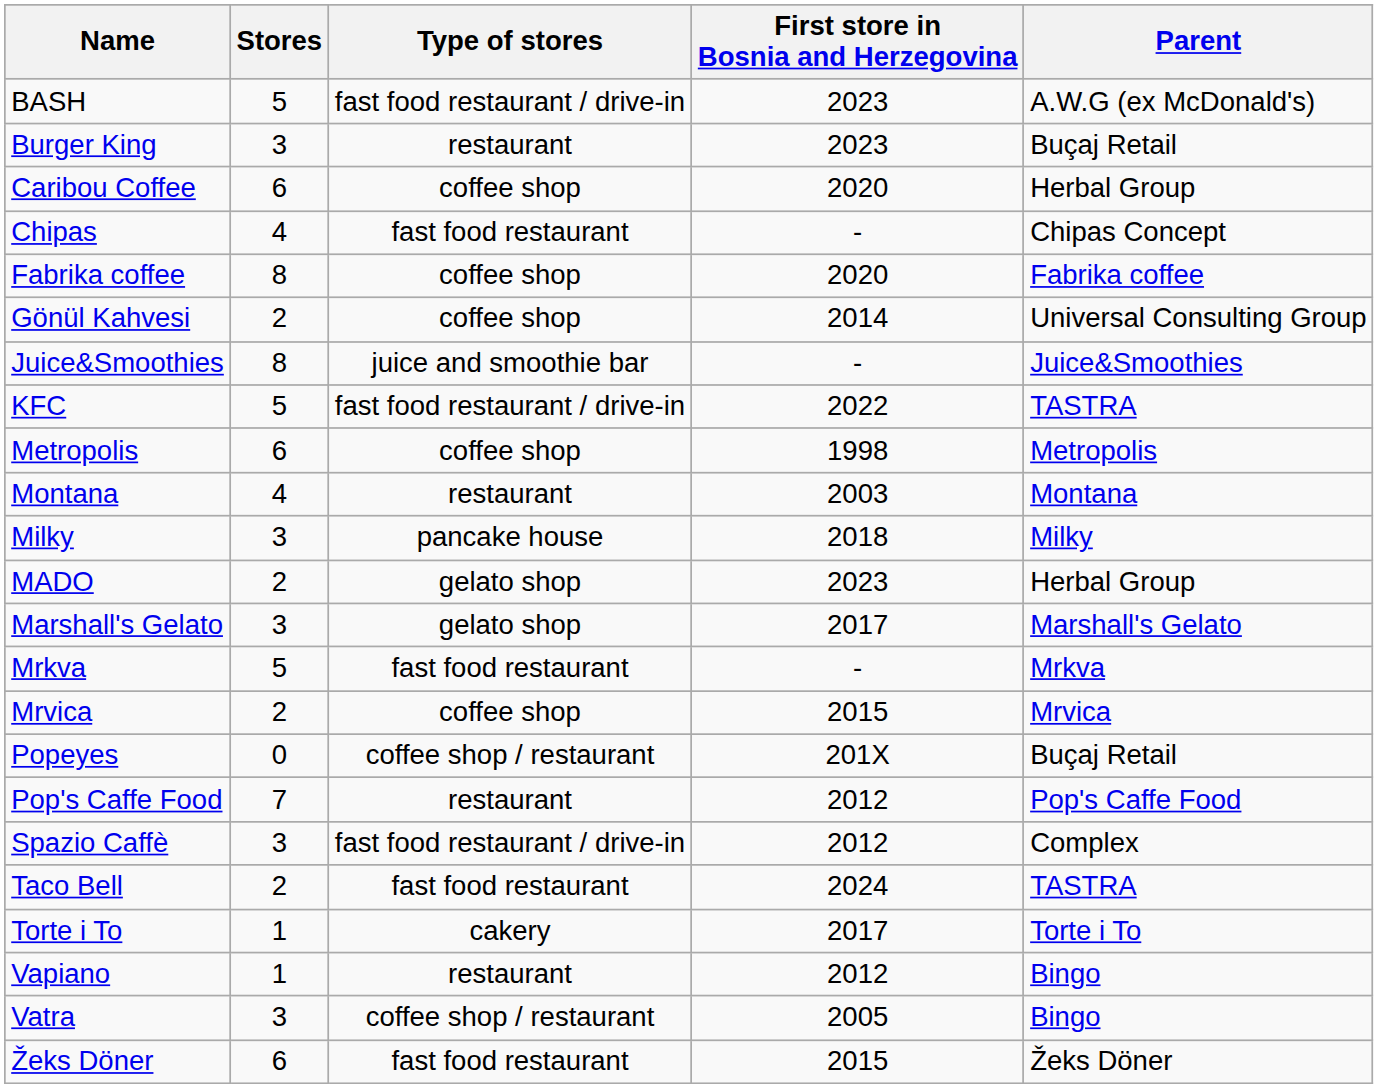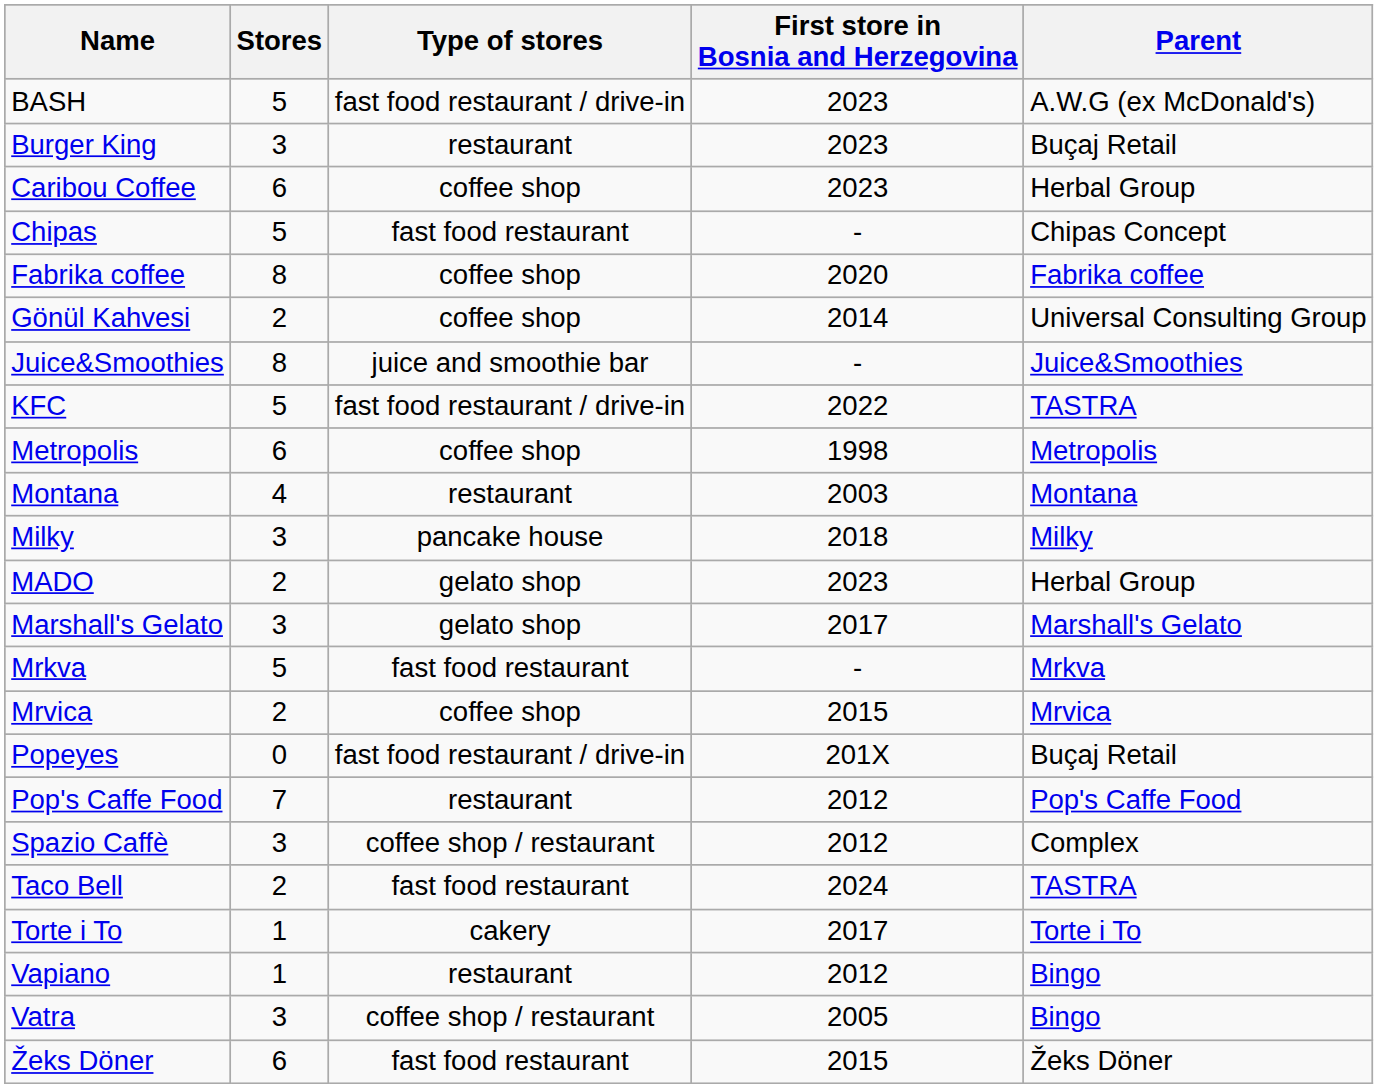(858, 188) 2020 -> (858, 188) 2023
(279, 231) 4 -> (279, 231) 5
(510, 755) coffee shop / restaurant -> (510, 755) fast food restaurant / drive-in
(510, 842) fast food restaurant / drive-in -> (510, 842) coffee shop / restaurant
